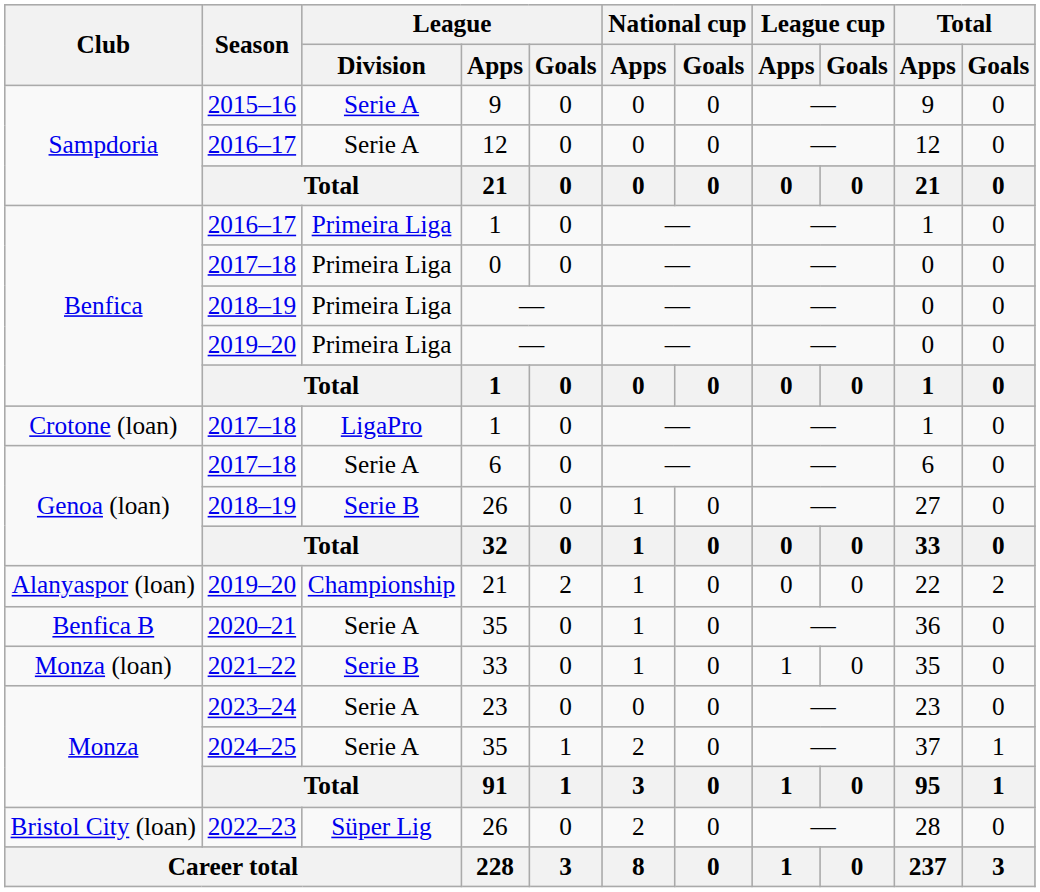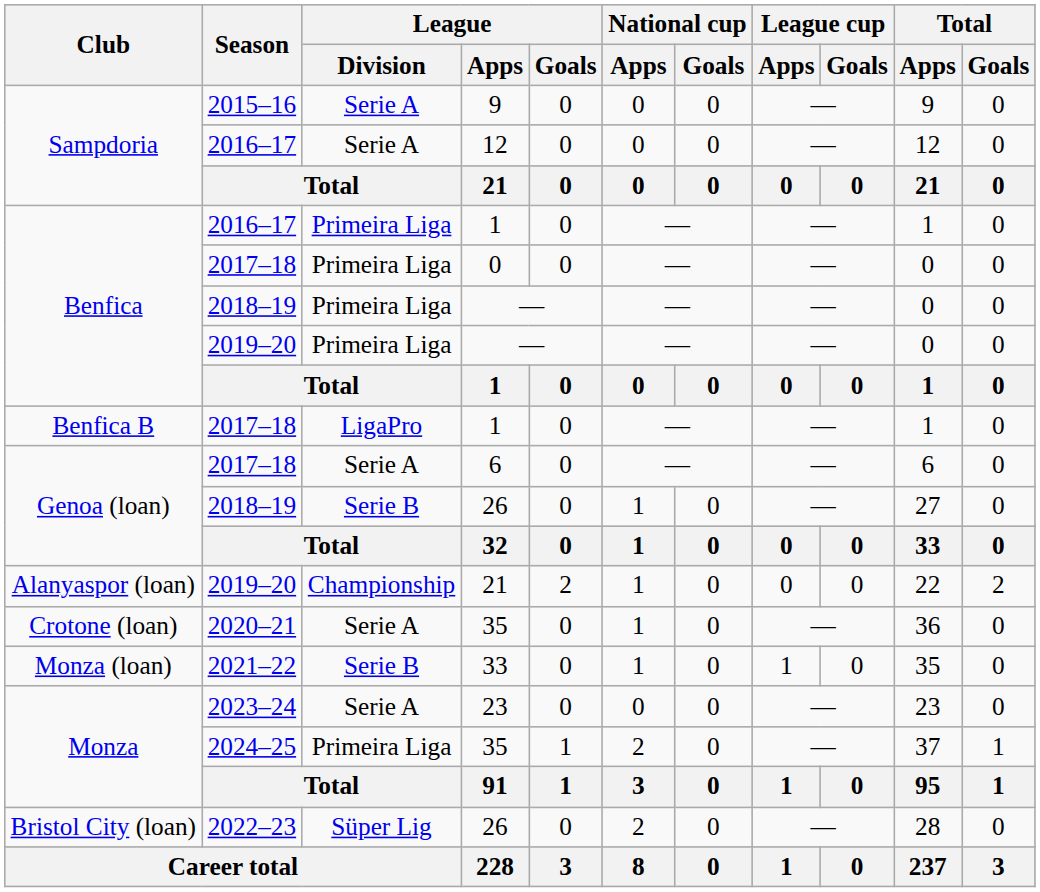(103, 425) Crotone (loan) -> (103, 425) Benfica B
(103, 625) Benfica B -> (103, 625) Crotone (loan)
(382, 746) Serie A -> (382, 746) Primeira Liga
